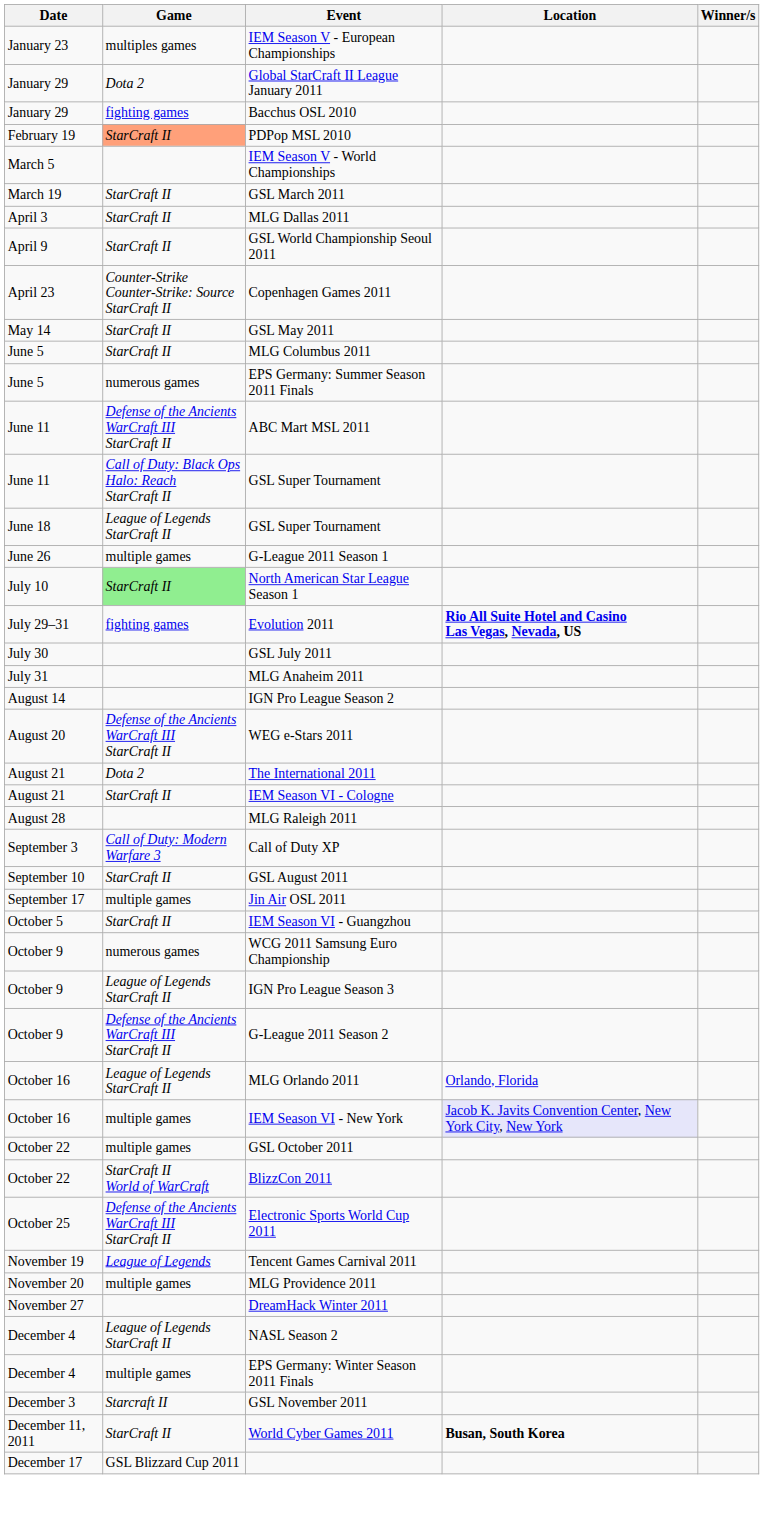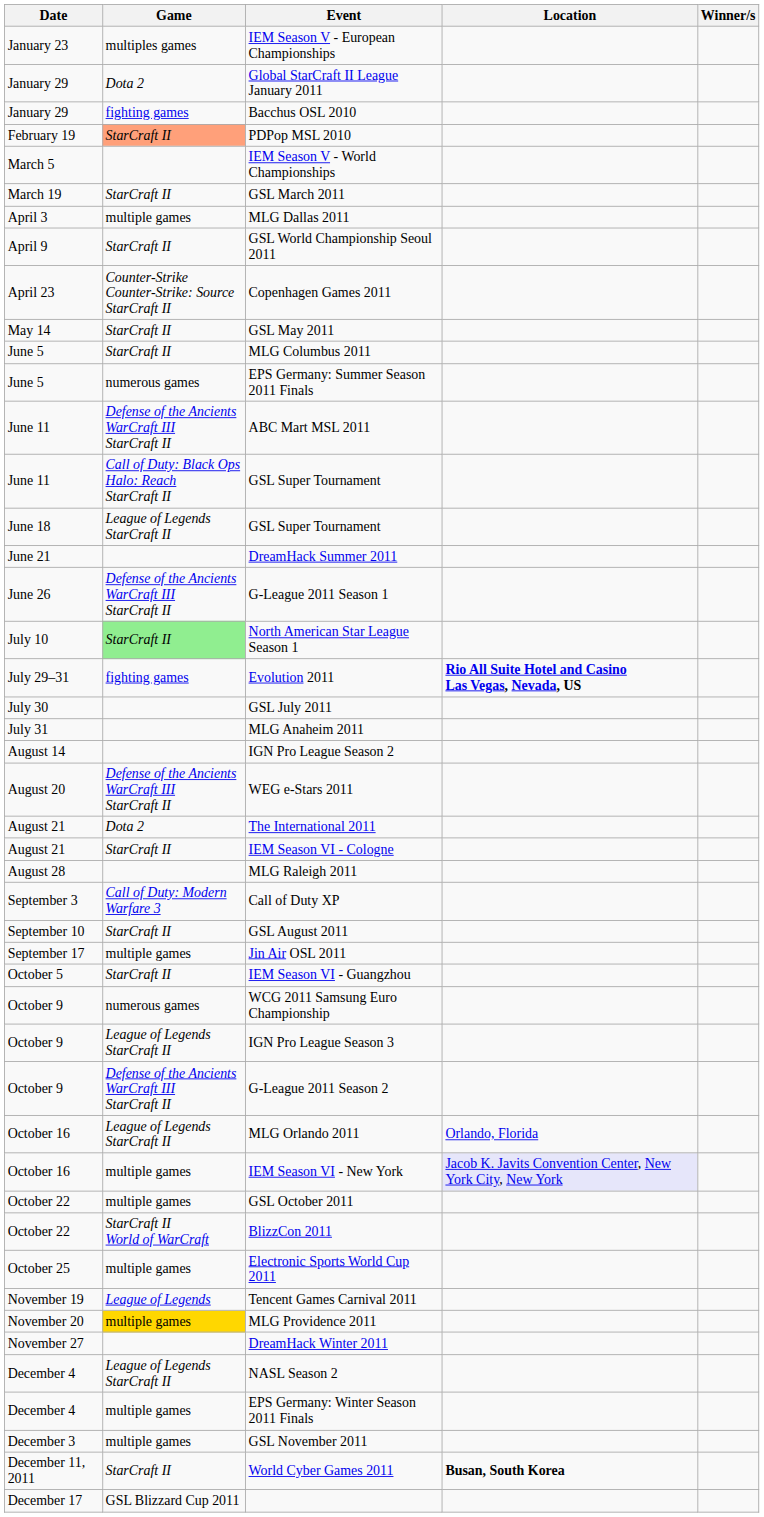(138, 217) StarCraft II -> (148, 217) multiple games
+ row: (29, 556)
(148, 556) multiple games -> (171, 594) Defense of the Ancients WarCraft III StarCraft II
(171, 1223) Defense of the Ancients WarCraft III StarCraft II -> (148, 1269) multiple games
(148, 1283) no background -> (148, 1321) gold background
(136, 1403) Starcraft II -> (148, 1441) multiple games
